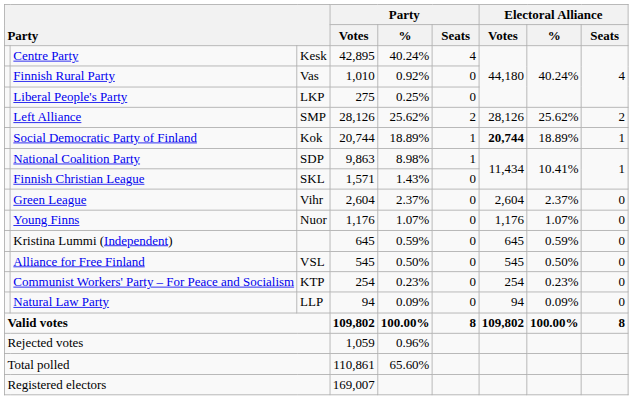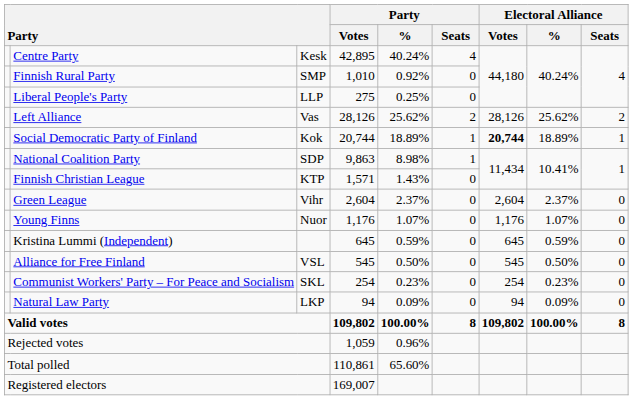(309, 76) Vas -> (313, 76) SMP
(312, 96) LKP -> (312, 96) LLP
(313, 117) SMP -> (309, 117) Vas
(312, 179) SKL -> (312, 179) KTP
(312, 281) KTP -> (312, 281) SKL
(312, 302) LLP -> (312, 302) LKP
